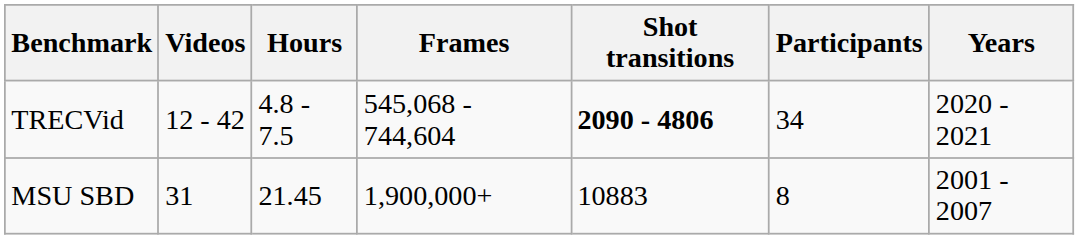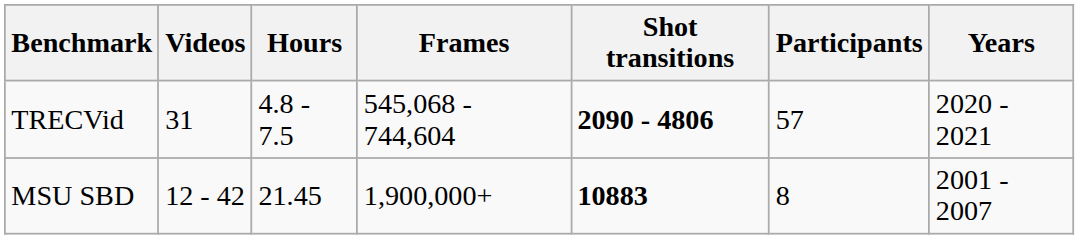(205, 119) 12 - 42 -> (179, 119) 31
(790, 119) 34 -> (790, 119) 57
(179, 195) 31 -> (205, 195) 12 - 42
(613, 195) normal -> (613, 195) bold
